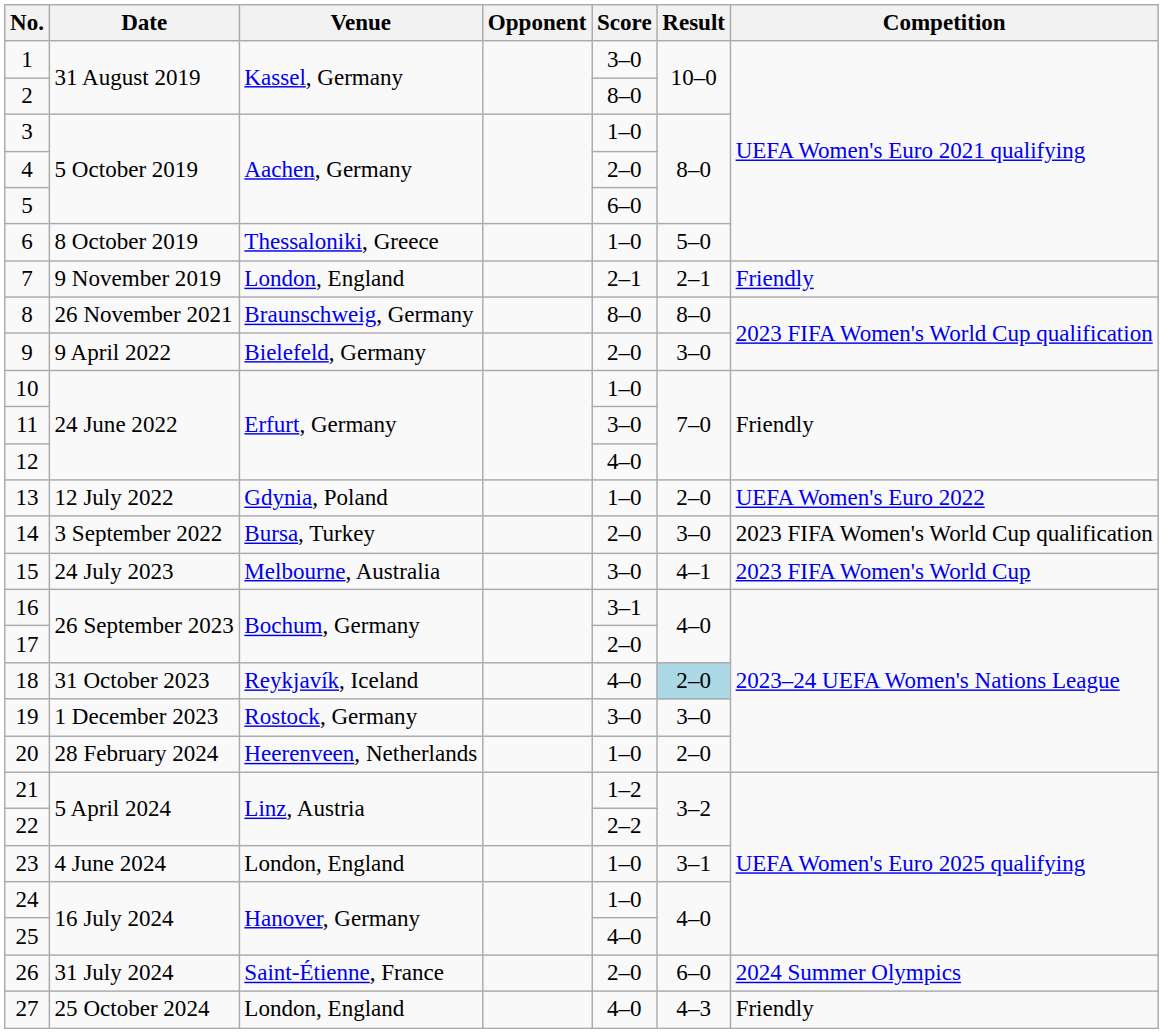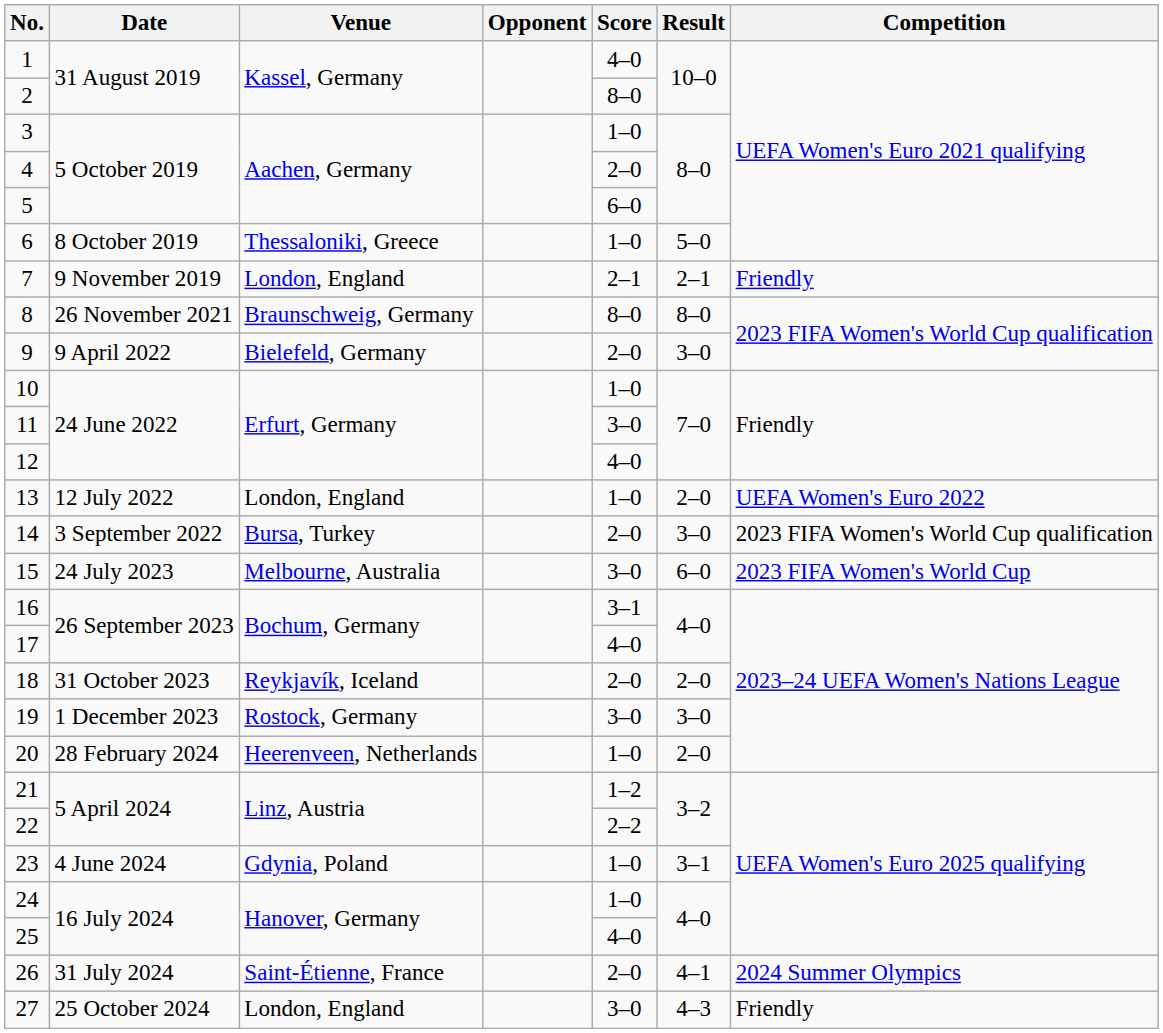(624, 59) 3–0 -> (624, 59) 4–0
(316, 497) Gdynia, Poland -> (324, 497) London, England
(694, 570) 4–1 -> (694, 570) 6–0
(624, 643) 2–0 -> (624, 643) 4–0
(624, 680) 4–0 -> (624, 680) 2–0
(694, 680) lightblue background -> (694, 680) no background
(324, 863) London, England -> (316, 863) Gdynia, Poland
(694, 972) 6–0 -> (694, 972) 4–1
(624, 1009) 4–0 -> (624, 1009) 3–0
